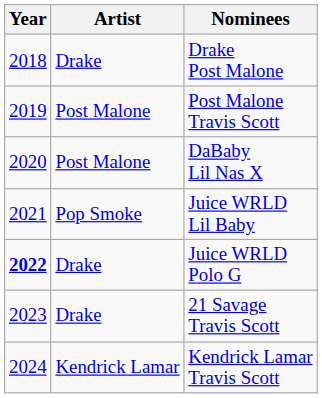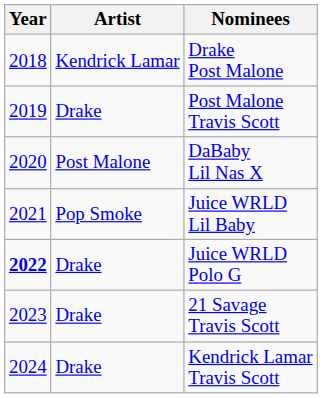(78, 60) Drake -> (118, 60) Kendrick Lamar
(103, 111) Post Malone -> (78, 111) Drake
(118, 367) Kendrick Lamar -> (78, 367) Drake
